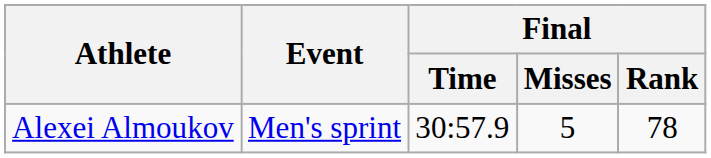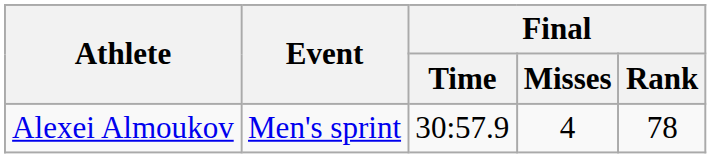(568, 127) 5 -> (568, 127) 4
